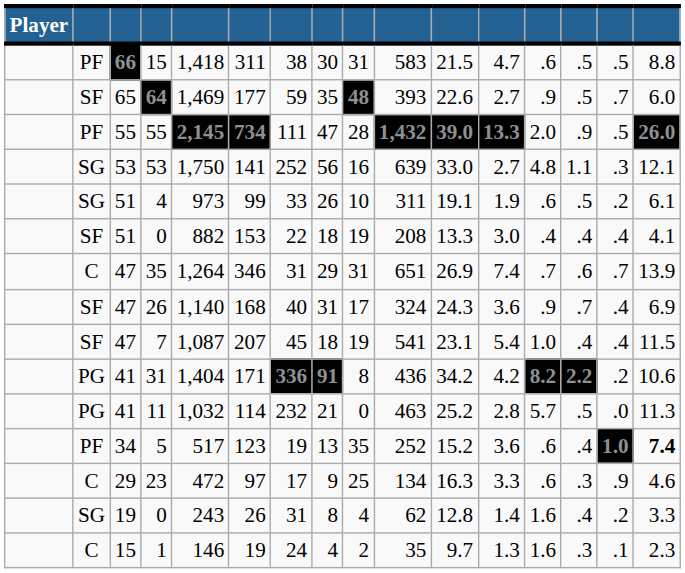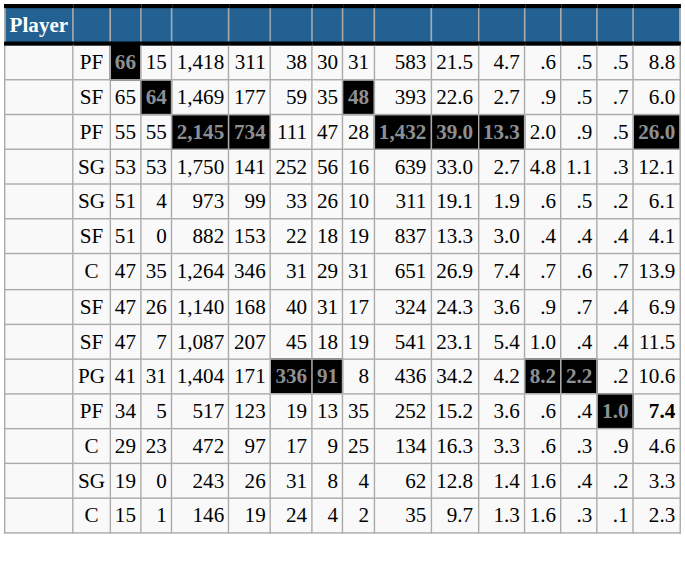(411, 236) 208 -> (411, 236) 837
- row: (125, 410)
